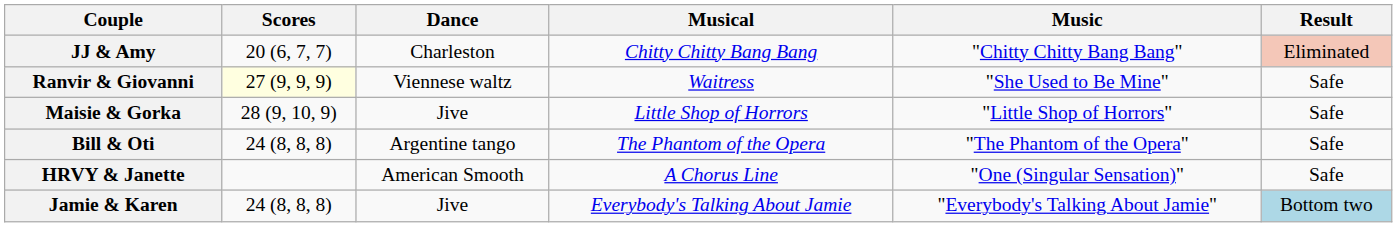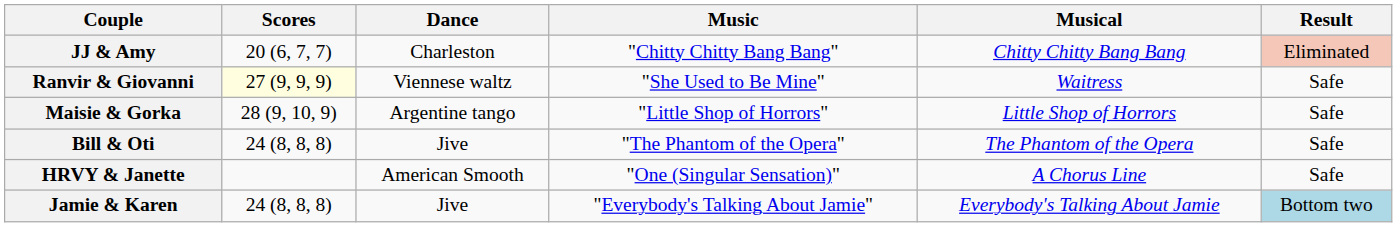columns swapped: (1077, 19) <-> (721, 19)
(452, 112) Jive -> (452, 112) Argentine tango
(452, 143) Argentine tango -> (452, 143) Jive
